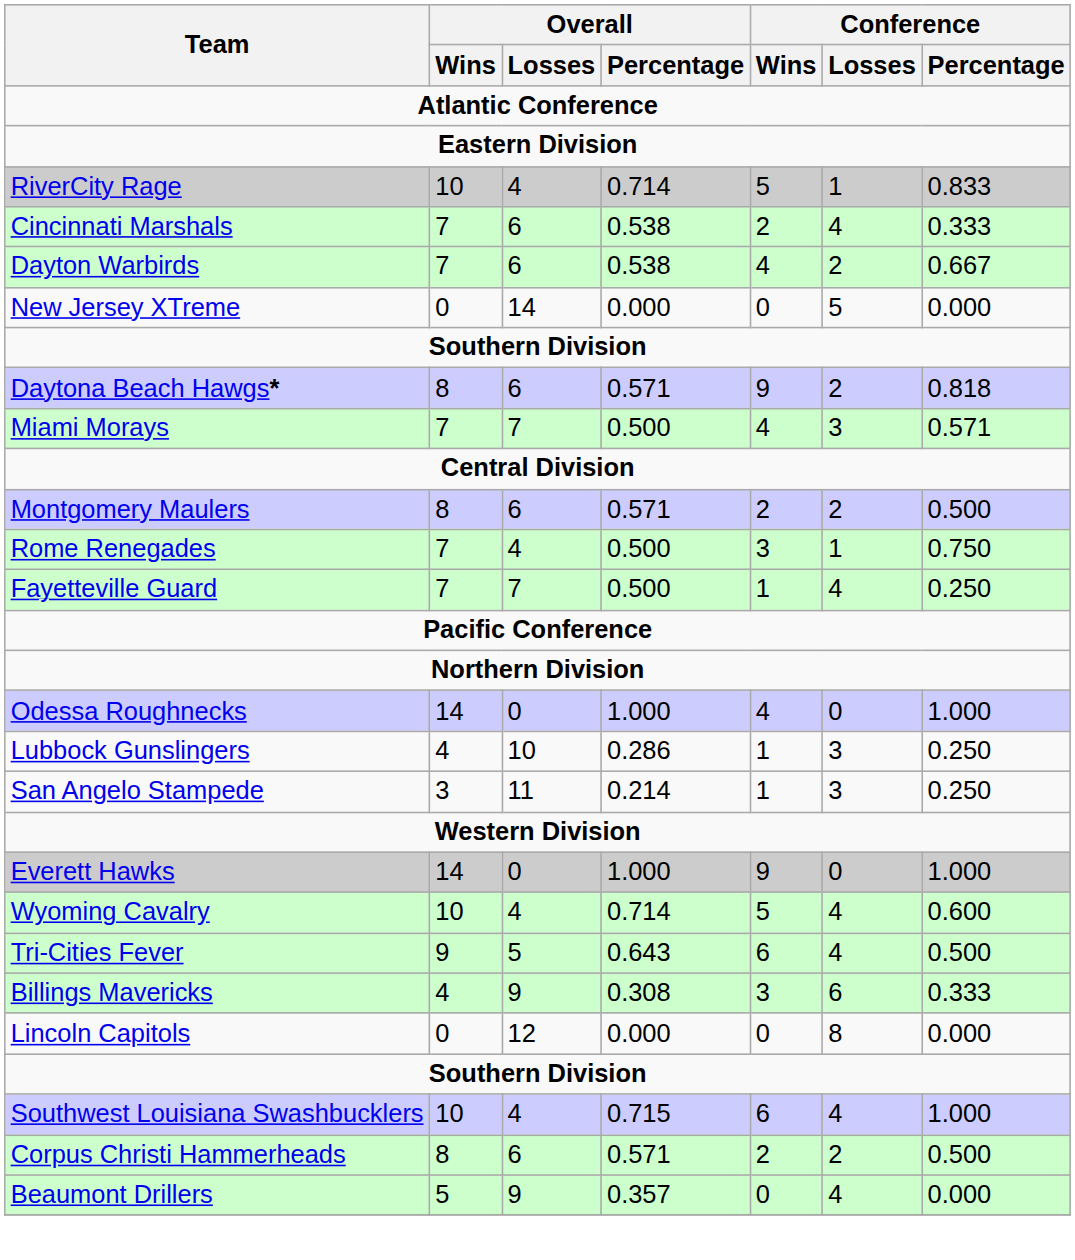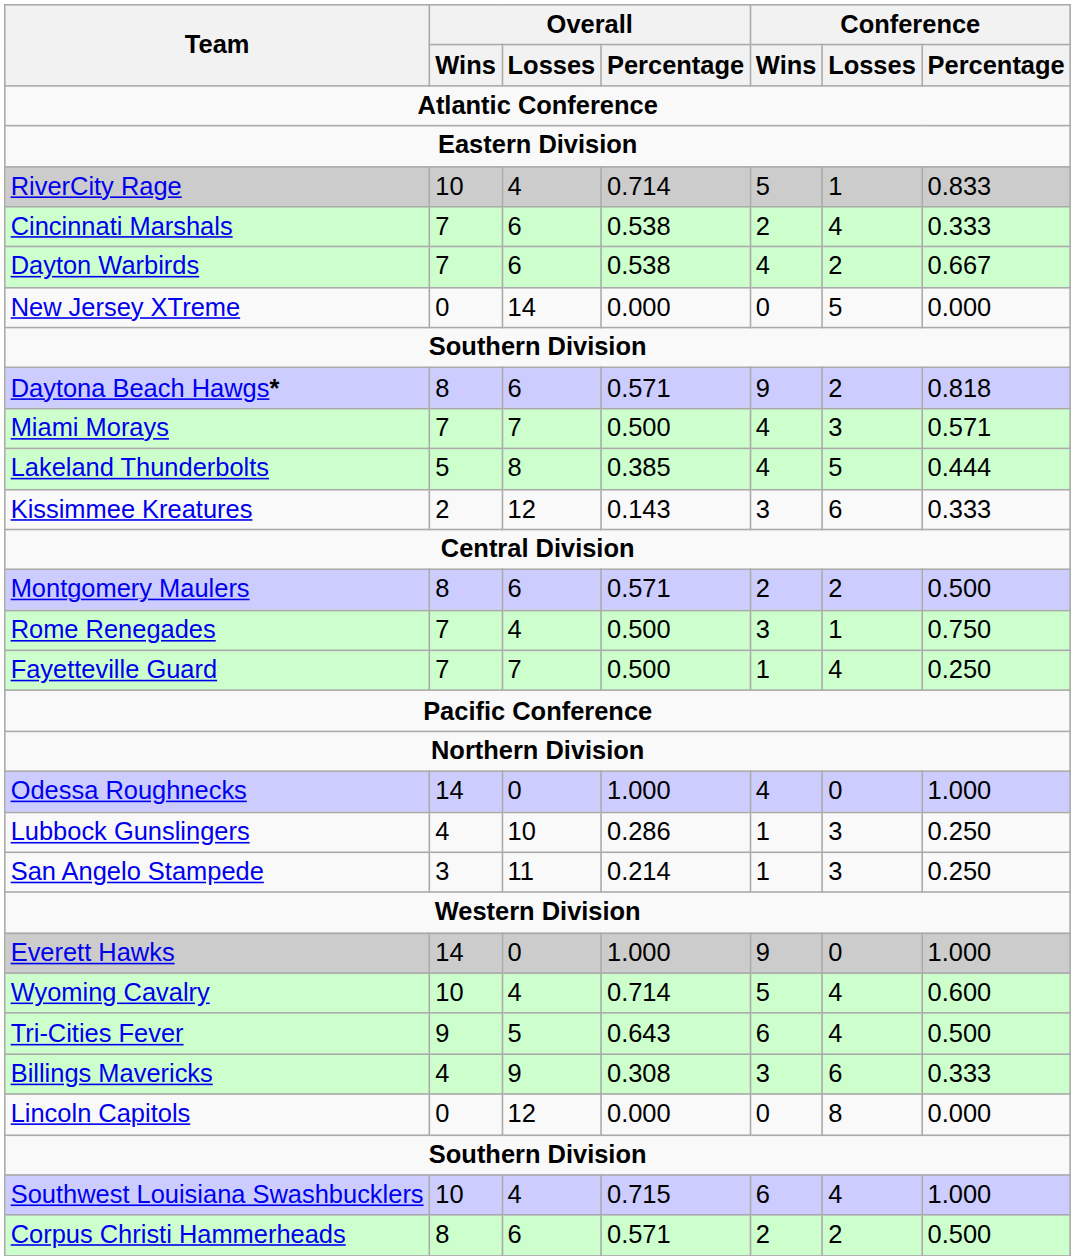+ row: (140, 468)
+ row: (132, 508)
- row: (112, 1194)
